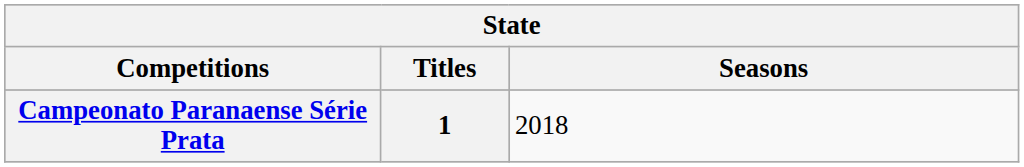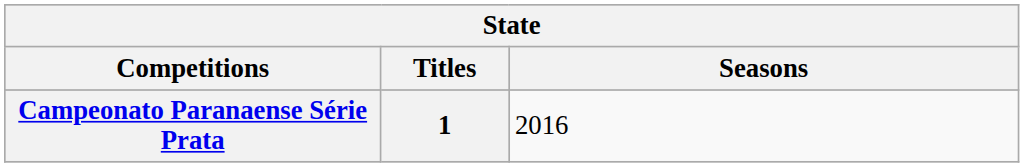(542, 125) 2018 -> (542, 125) 2016
